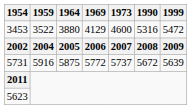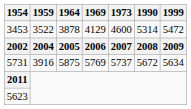(69, 29) 3880 -> (69, 29) 3878
(147, 29) 5316 -> (147, 29) 5314
(43, 63) 5916 -> (43, 63) 3916
(95, 63) 5772 -> (95, 63) 5769
(173, 63) 5639 -> (173, 63) 5634
